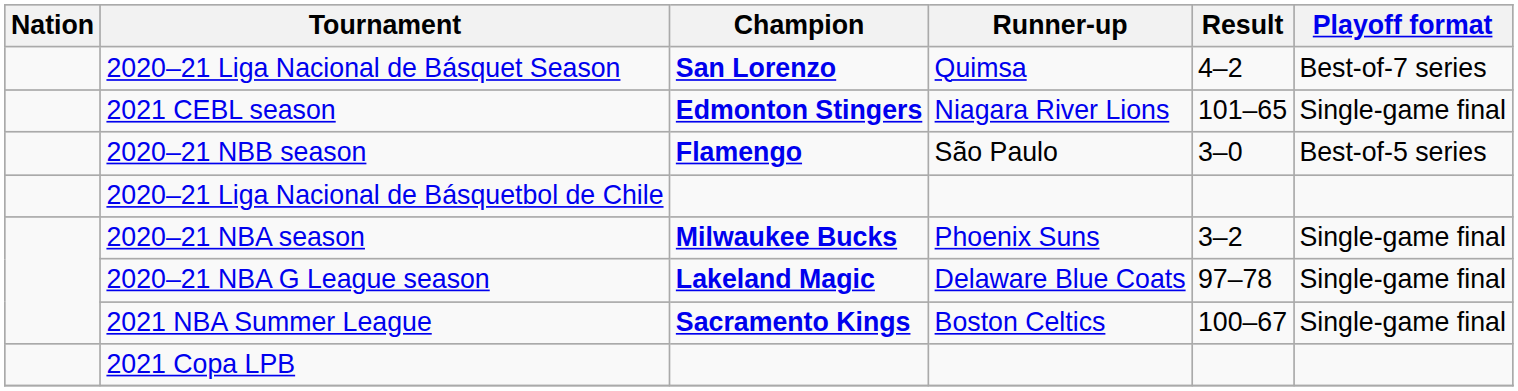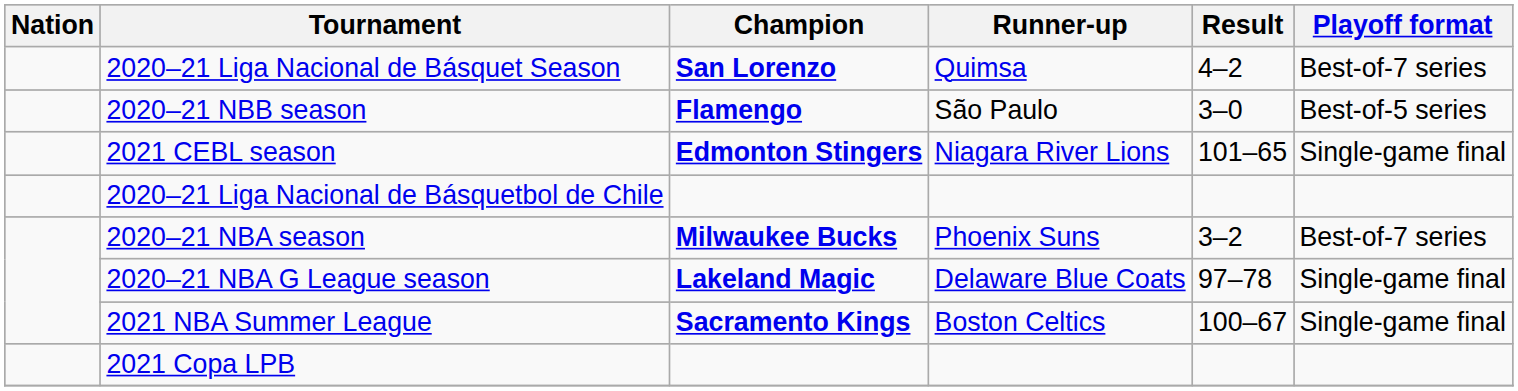rows swapped: (236, 152) <-> (221, 110)
(1403, 237) Single-game final -> (1393, 237) Best-of-7 series
